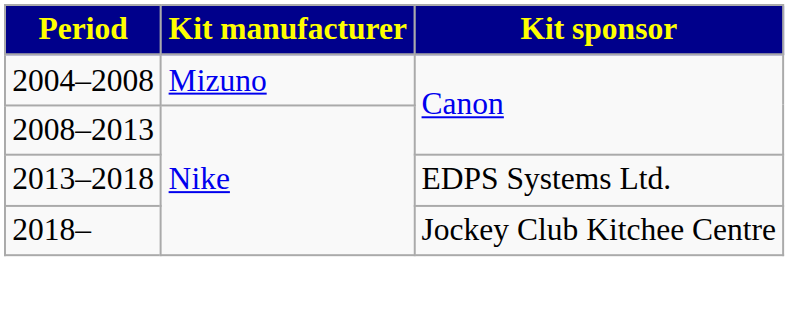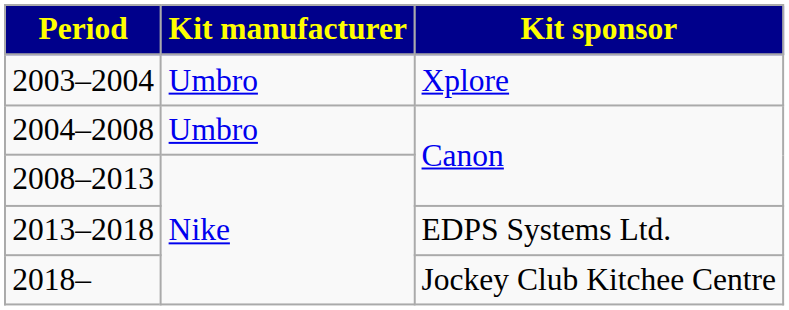+ row: (83, 79)
(218, 79) Mizuno -> (213, 129) Umbro
